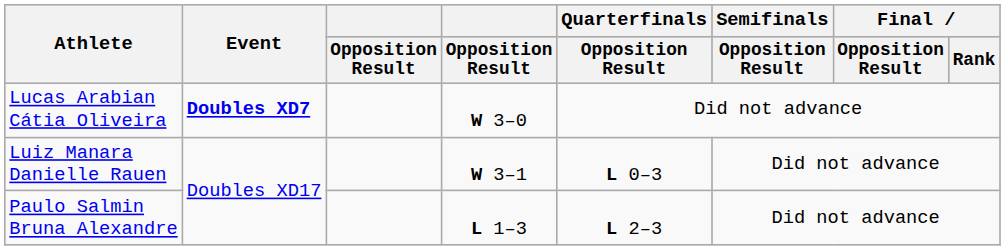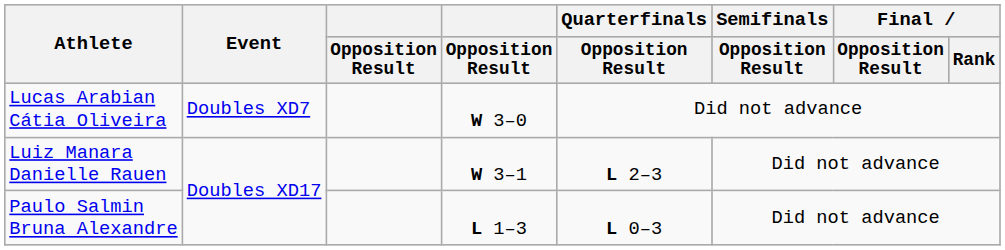(248, 110) bold -> (248, 110) normal
(634, 175) L 0–3 -> (634, 175) L 2–3
(634, 229) L 2–3 -> (634, 229) L 0–3
